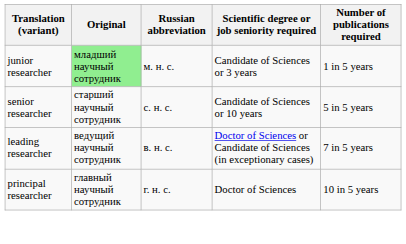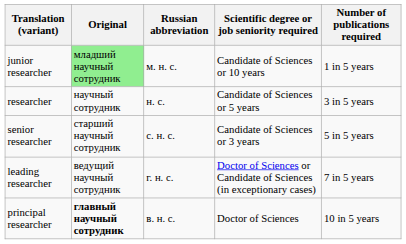(262, 66) Candidate of Sciences or 3 years -> (265, 66) Candidate of Sciences or 10 years
+ row: (30, 101)
(262, 107) Candidate of Sciences or 10 years -> (265, 136) Candidate of Sciences or 3 years
(158, 148) в. н. с. -> (160, 177) г. н. с.
(97, 189) normal -> (99, 218) bold
(157, 189) г. н. с. -> (161, 218) в. н. с.
